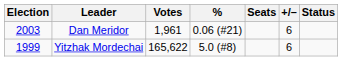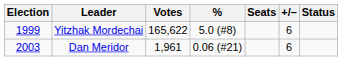rows swapped: (99, 47) <-> (99, 30)
